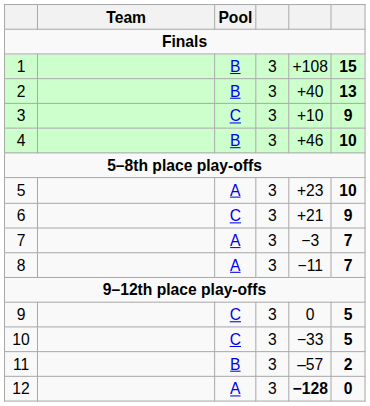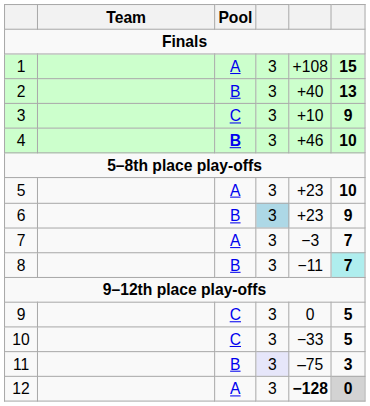(235, 67) B -> (235, 67) A
(235, 141) normal -> (235, 141) bold
(235, 215) C -> (235, 215) B
(272, 215) no background -> (272, 215) lightblue background
(310, 215) +21 -> (310, 215) +23
(235, 265) A -> (235, 265) B
(348, 265) no background -> (348, 265) paleturquoise background
(272, 364) no background -> (272, 364) lavender background
(310, 364) –57 -> (310, 364) –75
(348, 364) 2 -> (348, 364) 3
(348, 389) no background -> (348, 389) lightgrey background
